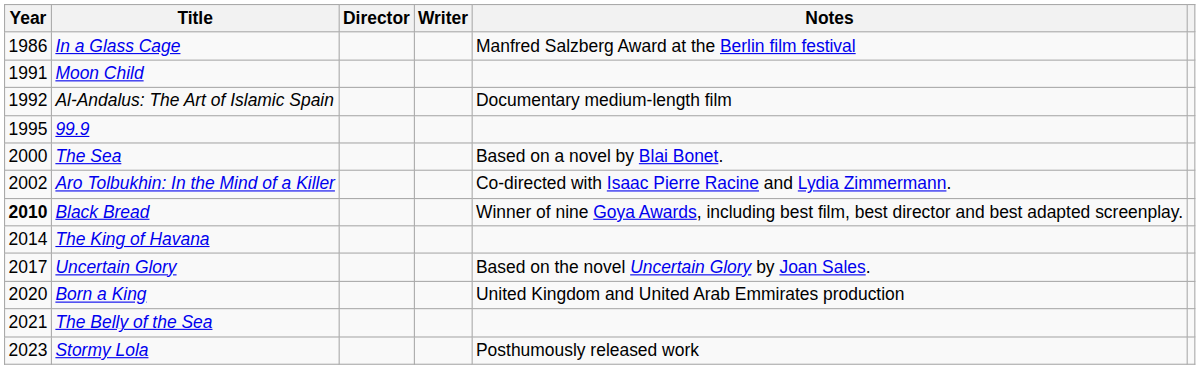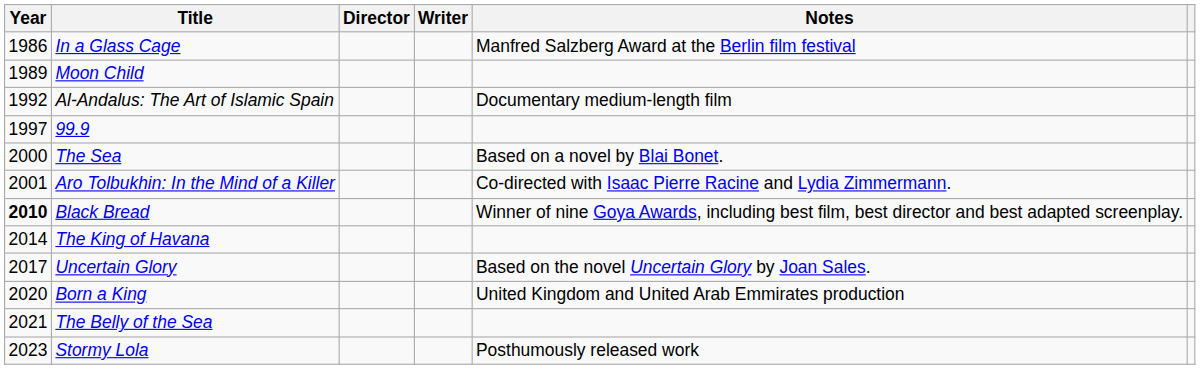(28, 73) 1991 -> (28, 73) 1989
(28, 128) 1995 -> (28, 128) 1997
(28, 184) 2002 -> (28, 184) 2001
